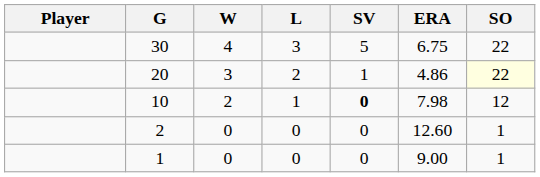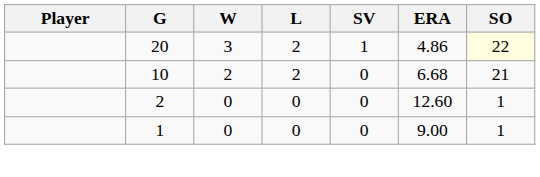- row: (160, 46)
(296, 102) 1 -> (296, 74) 2
(364, 102) bold -> (364, 74) normal
(432, 102) 7.98 -> (432, 74) 6.68
(501, 102) 12 -> (501, 74) 21
